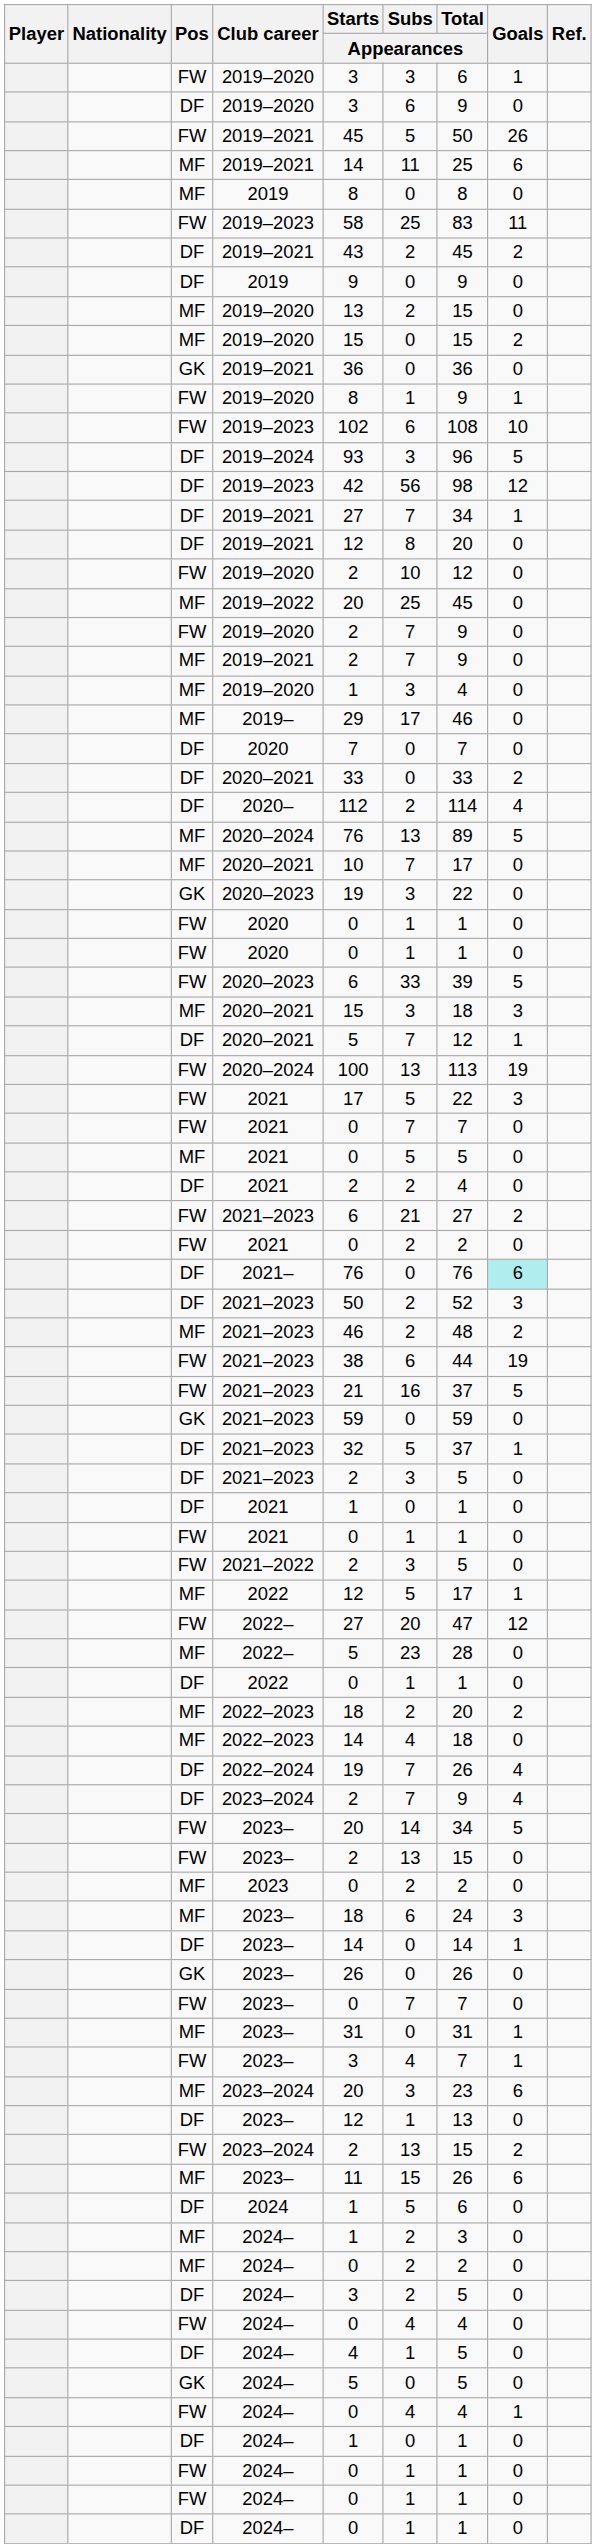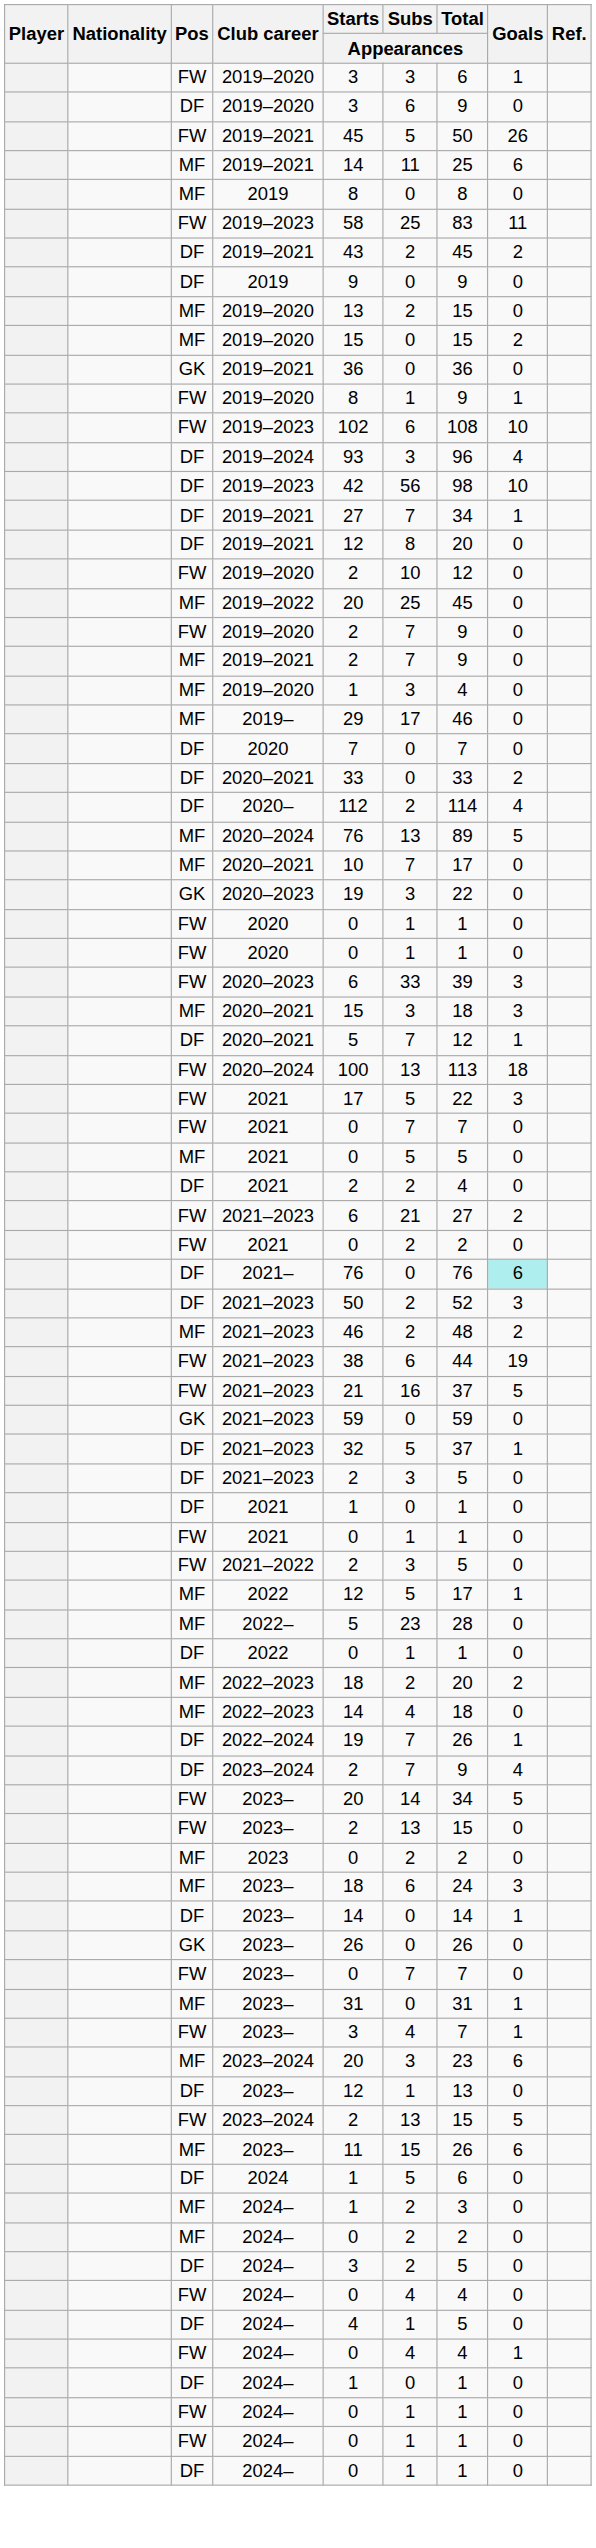(518, 456) 5 -> (518, 456) 4
(518, 485) 12 -> (518, 485) 10
(518, 982) 5 -> (518, 982) 3
(518, 1069) 19 -> (518, 1069) 18
- row: (192, 1624)
(518, 1769) 4 -> (518, 1740) 1
(518, 2149) 2 -> (518, 2120) 5
- row: (192, 2382)
